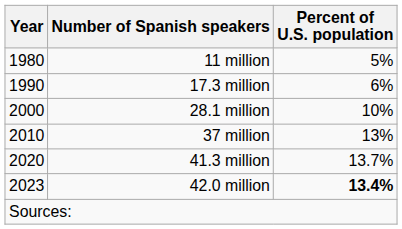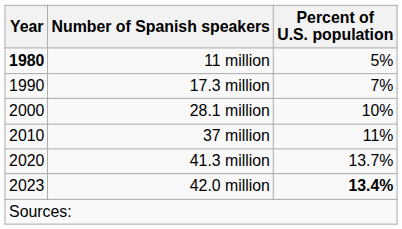(27, 60) normal -> (27, 60) bold
(382, 85) 6% -> (382, 85) 7%
(378, 136) 13% -> (378, 136) 11%
